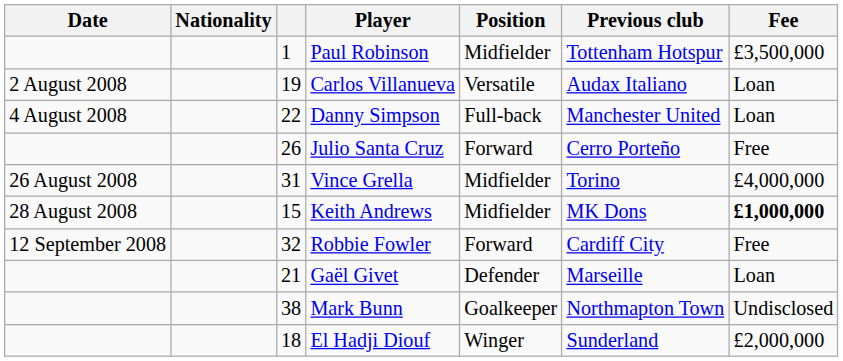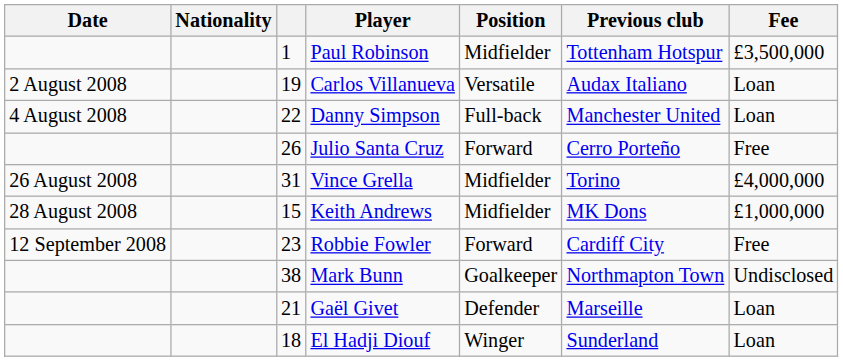(779, 212) bold -> (779, 212) normal
(291, 244) 32 -> (291, 244) 23
rows swapped: (357, 308) <-> (354, 276)
(779, 340) £2,000,000 -> (754, 340) Loan
